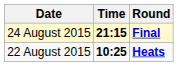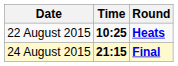rows swapped: (49, 52) <-> (49, 33)
